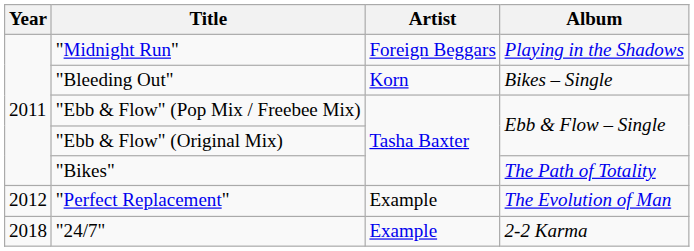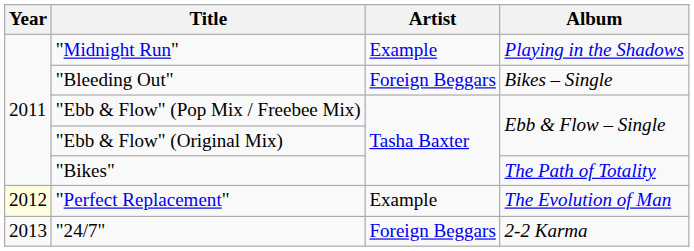(433, 49) Foreign Beggars -> (403, 49) Example
(389, 79) Korn -> (433, 79) Foreign Beggars
(28, 200) no background -> (28, 200) lightyellow background
(28, 230) 2018 -> (28, 230) 2013
(403, 230) Example -> (433, 230) Foreign Beggars
